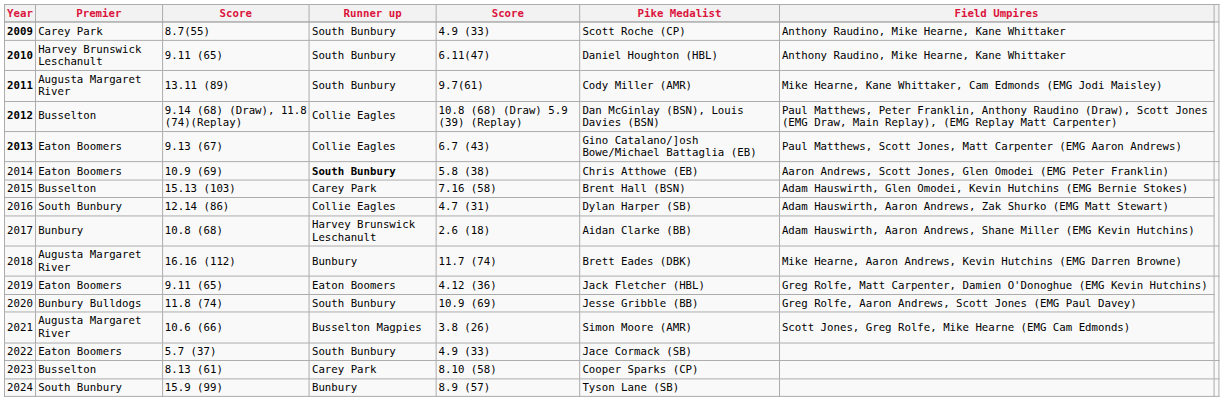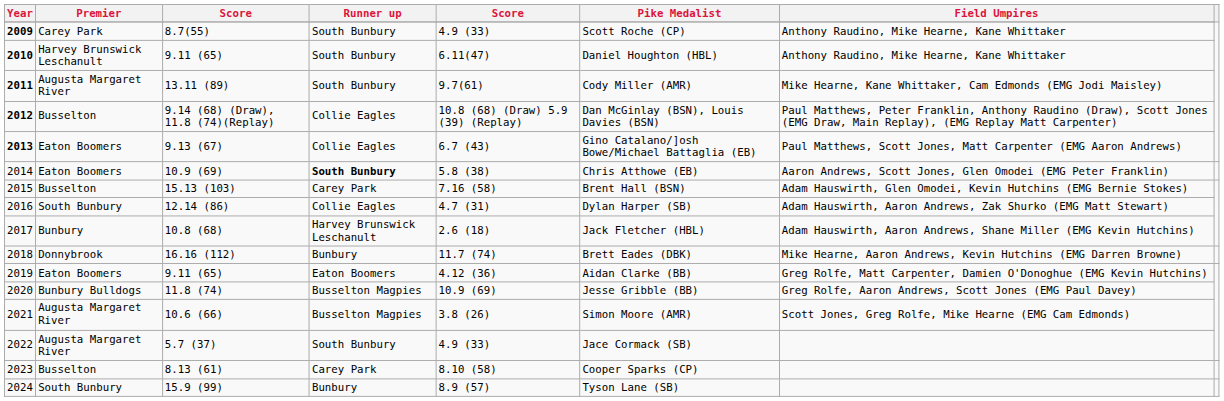(637, 231) Aidan Clarke (BB) -> (644, 231) Jack Fletcher (HBL)
(90, 261) Augusta Margaret River -> (70, 255) Donnybrook
(644, 286) Jack Fletcher (HBL) -> (637, 273) Aidan Clarke (BB)
(354, 303) South Bunbury -> (367, 291) Busselton Magpies
(80, 352) Eaton Boomers -> (90, 345) Augusta Margaret River
